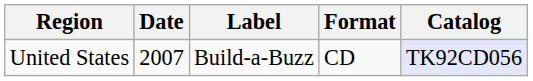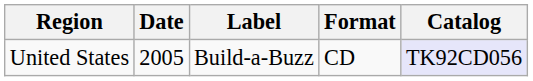(162, 57) 2007 -> (162, 57) 2005
